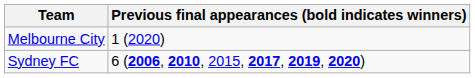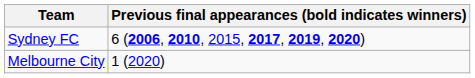rows swapped: (56, 38) <-> (43, 61)
